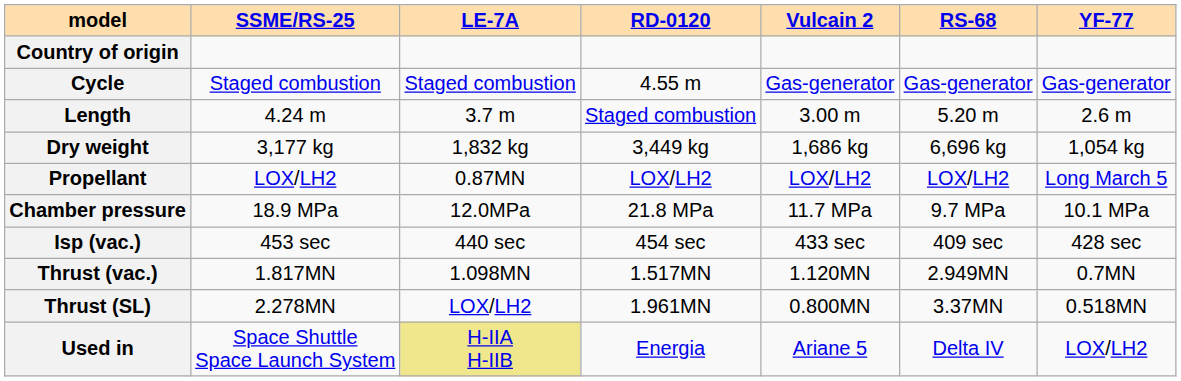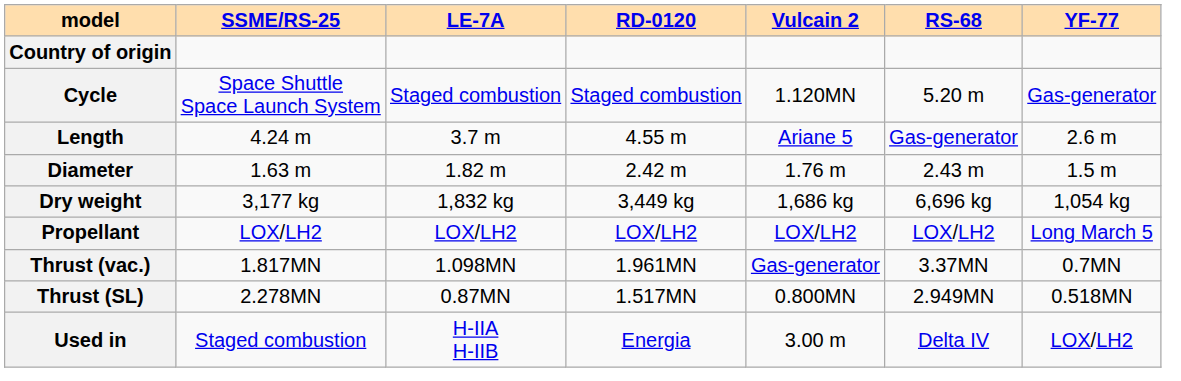(295, 83) Staged combustion -> (281, 95) Space Shuttle Space Launch System
(671, 83) 4.55 m -> (656, 95) Staged combustion
(830, 83) Gas-generator -> (815, 95) 1.120MN
(968, 83) Gas-generator -> (954, 95) 5.20 m
(671, 115) Staged combustion -> (656, 138) 4.55 m
(830, 115) 3.00 m -> (815, 138) Ariane 5
(968, 115) 5.20 m -> (954, 138) Gas-generator
+ row: (90, 169)
(490, 178) 0.87MN -> (476, 233) LOX/LH2
- row: (98, 210)
- row: (98, 242)
(671, 274) 1.517MN -> (656, 264) 1.961MN
(830, 274) 1.120MN -> (815, 264) Gas-generator
(968, 274) 2.949MN -> (954, 264) 3.37MN
(490, 305) LOX/LH2 -> (476, 296) 0.87MN
(671, 305) 1.961MN -> (656, 296) 1.517MN
(968, 305) 3.37MN -> (954, 296) 2.949MN
(295, 348) Space Shuttle Space Launch System -> (281, 339) Staged combustion
(490, 348) khaki background -> (476, 339) no background
(830, 348) Ariane 5 -> (815, 339) 3.00 m
